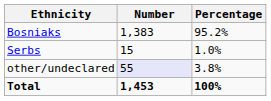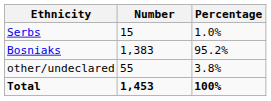rows swapped: (34, 32) <-> (24, 50)
(127, 68) lavender background -> (127, 68) no background
